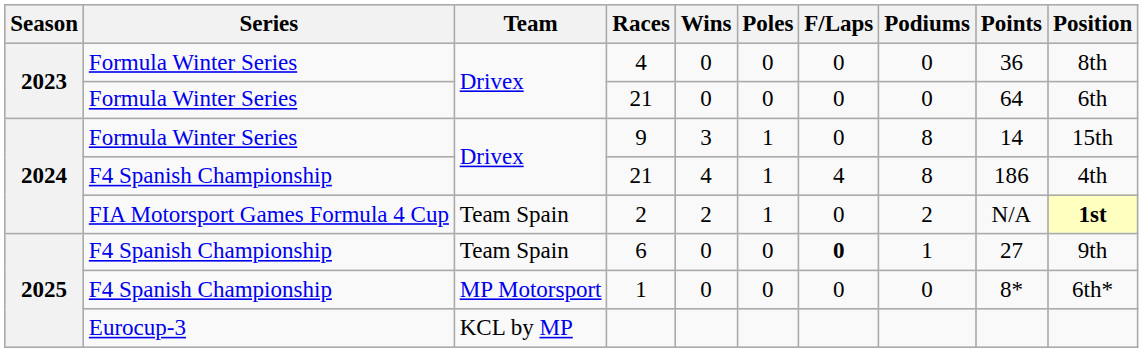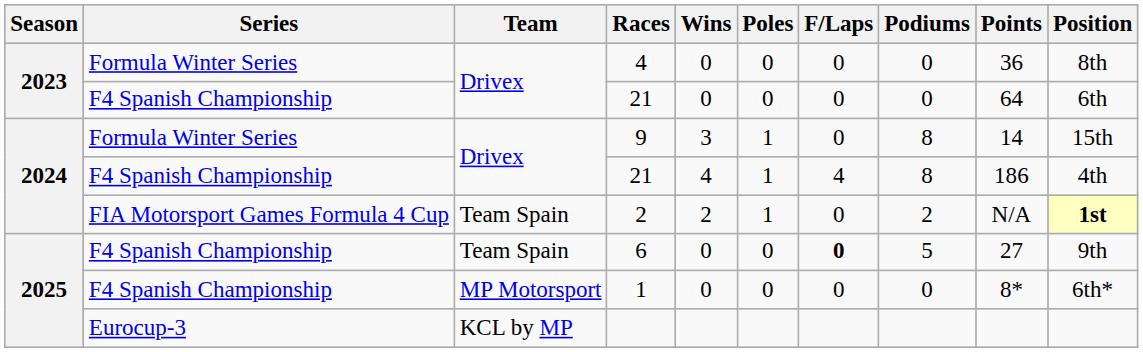(193, 99) Formula Winter Series -> (210, 99) F4 Spanish Championship
(927, 251) 1 -> (927, 251) 5
